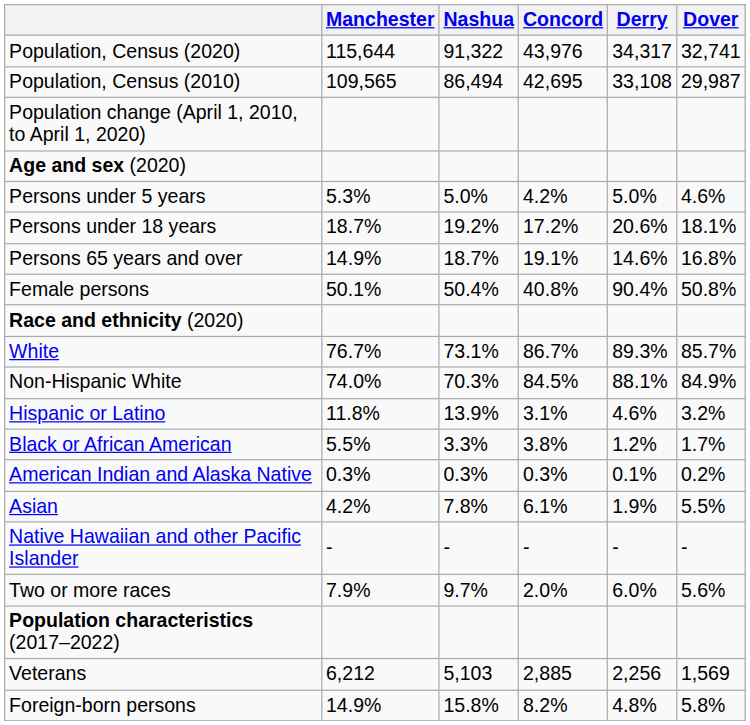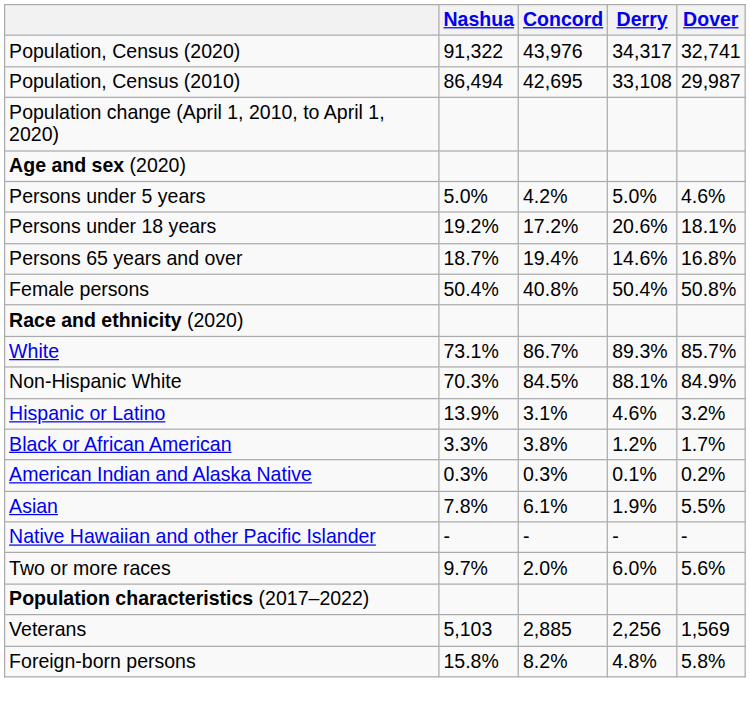- column: (380, 19)
(551, 258) 19.1% -> (551, 258) 19.4%
(640, 289) 90.4% -> (640, 289) 50.4%
